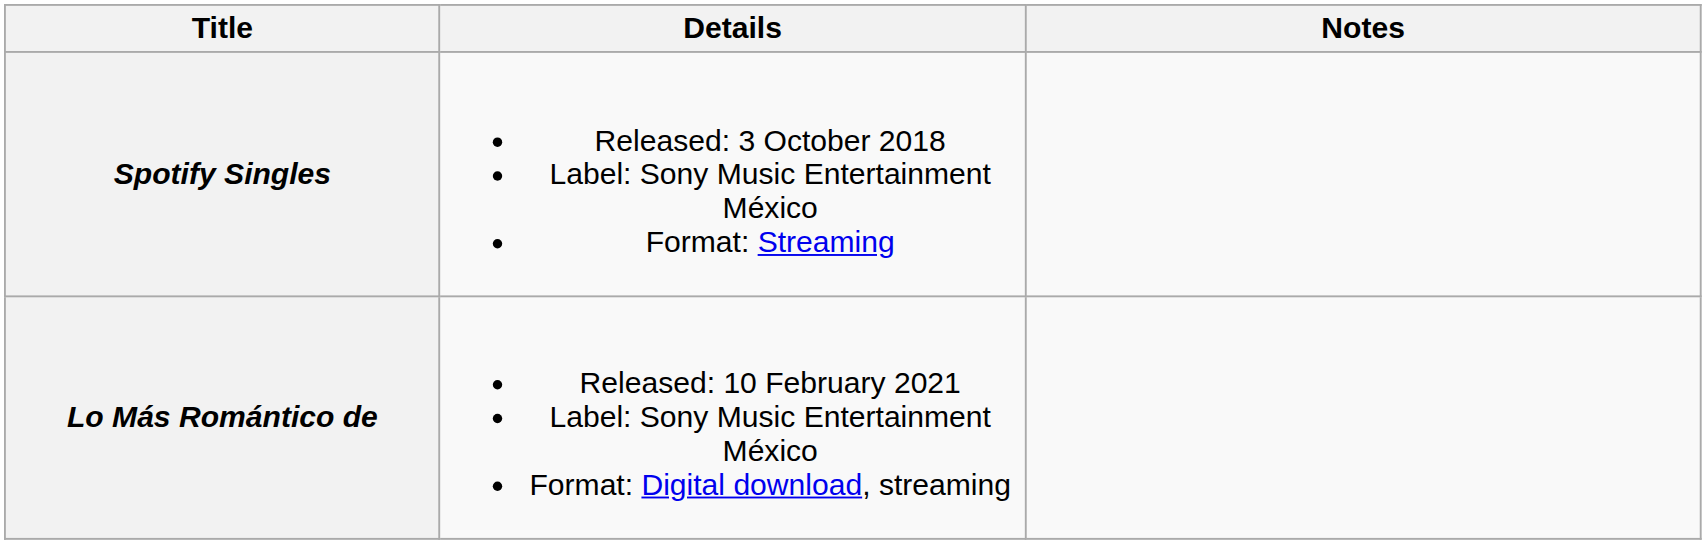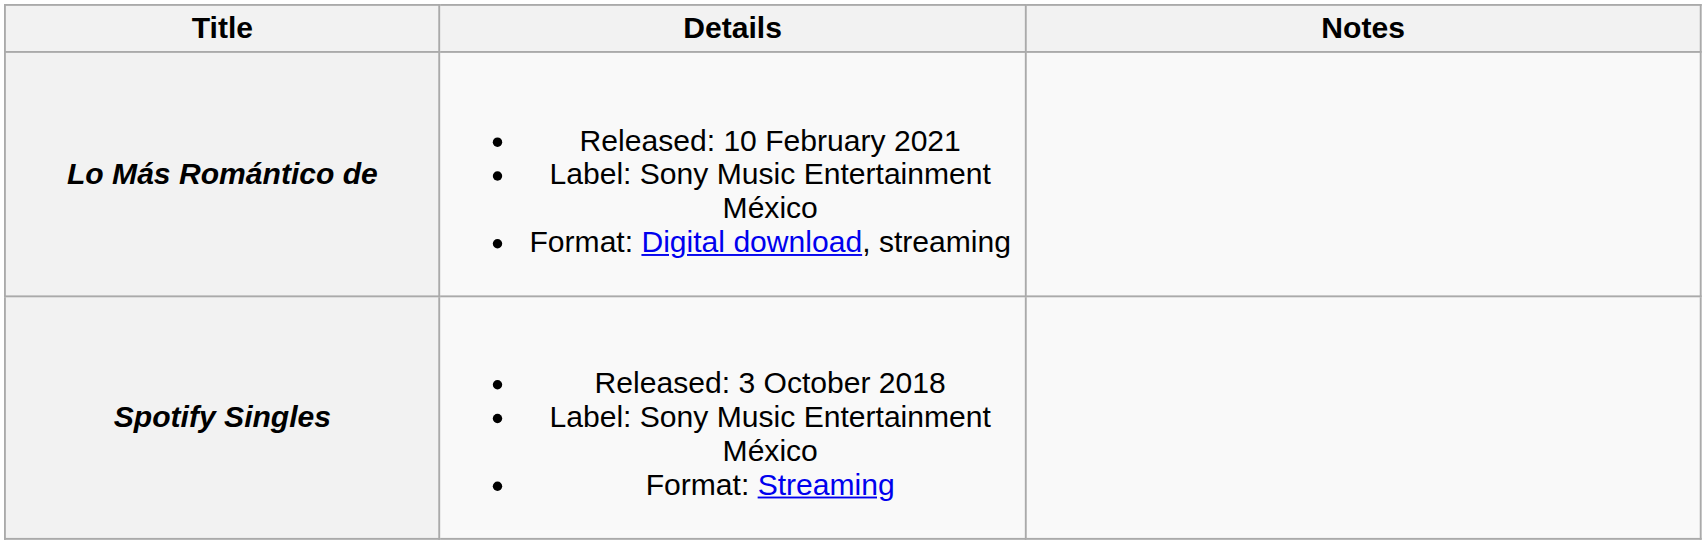rows swapped: (222, 173) <-> (222, 417)
